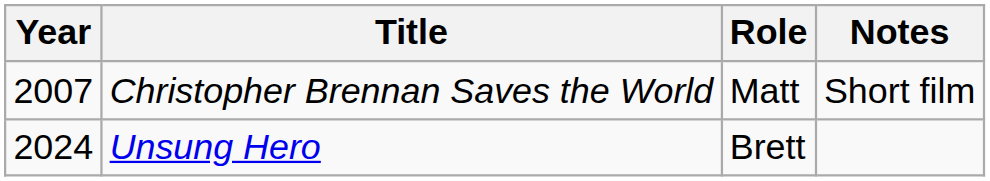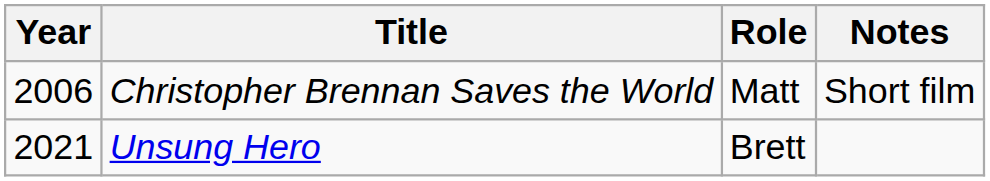(53, 89) 2007 -> (53, 89) 2006
(53, 146) 2024 -> (53, 146) 2021
